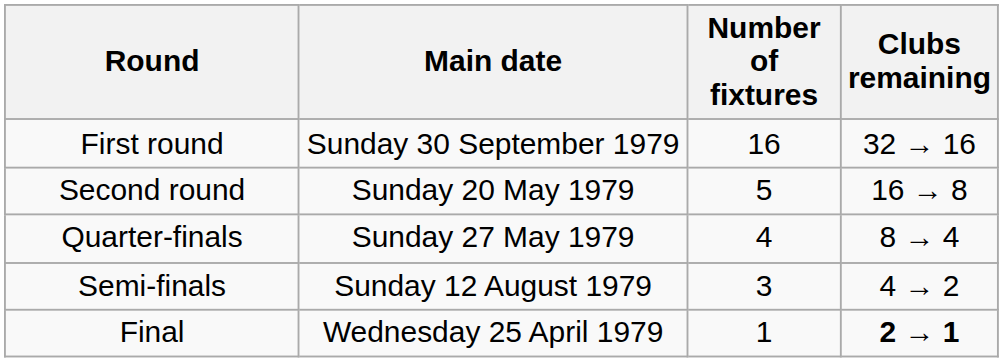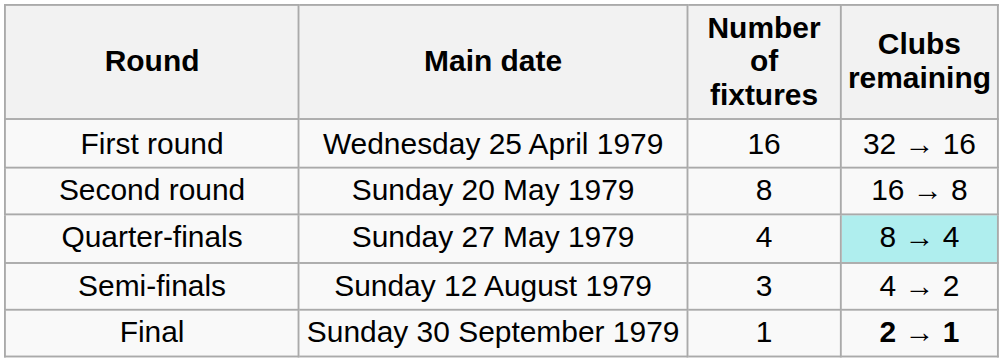(493, 142) Sunday 30 September 1979 -> (493, 142) Wednesday 25 April 1979
(764, 190) 5 -> (764, 190) 8
(919, 237) no background -> (919, 237) paleturquoise background
(493, 332) Wednesday 25 April 1979 -> (493, 332) Sunday 30 September 1979
